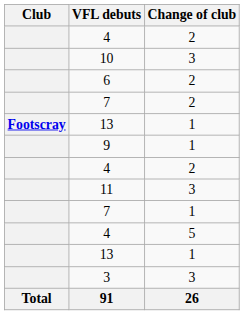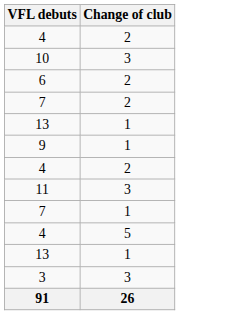- column: (37, 15)
